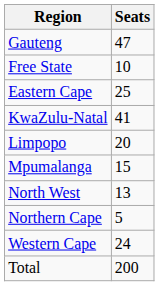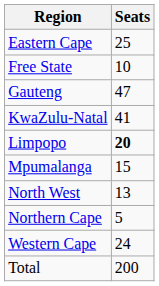rows swapped: (50, 92) <-> (35, 42)
(123, 142) normal -> (123, 142) bold
